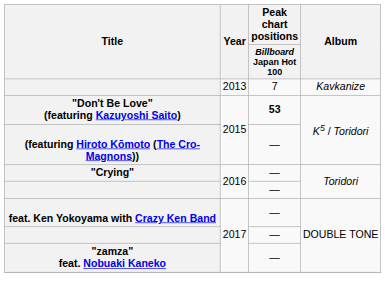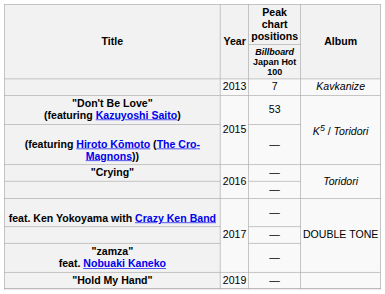(275, 110) bold -> (275, 110) normal
+ row: (112, 280)
